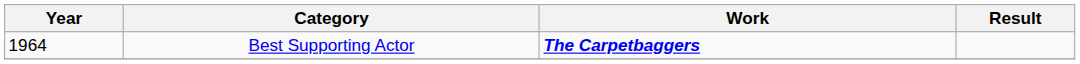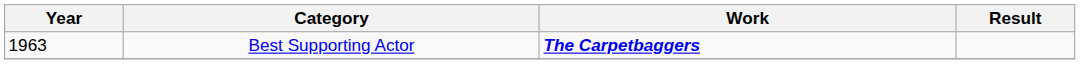(28, 46) 1964 -> (28, 46) 1963
